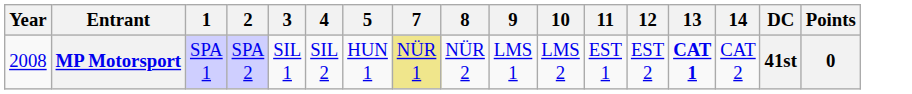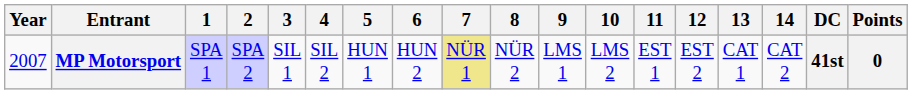+ column: (417, 19)
(28, 61) 2008 -> (28, 61) 2007
(692, 61) bold -> (740, 61) normal
